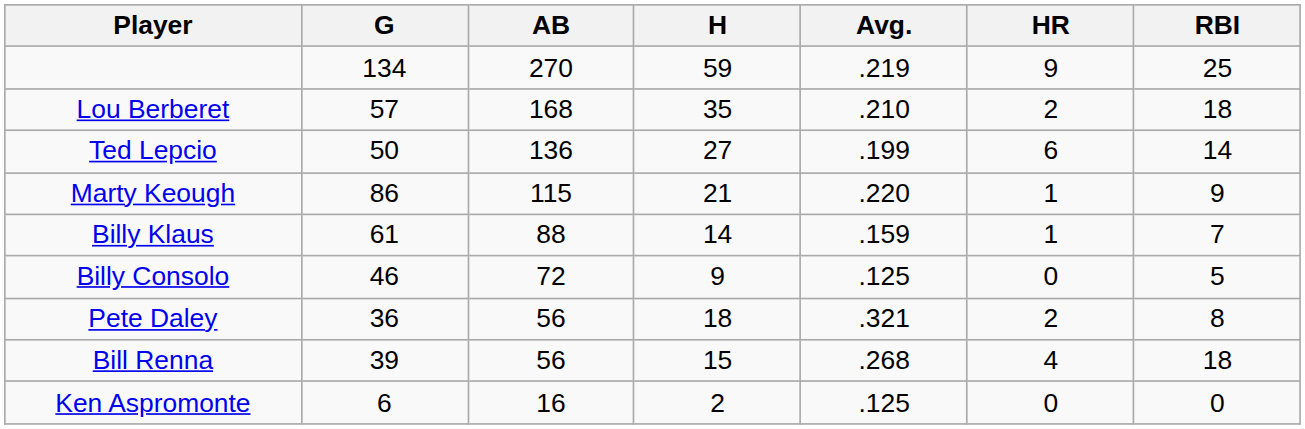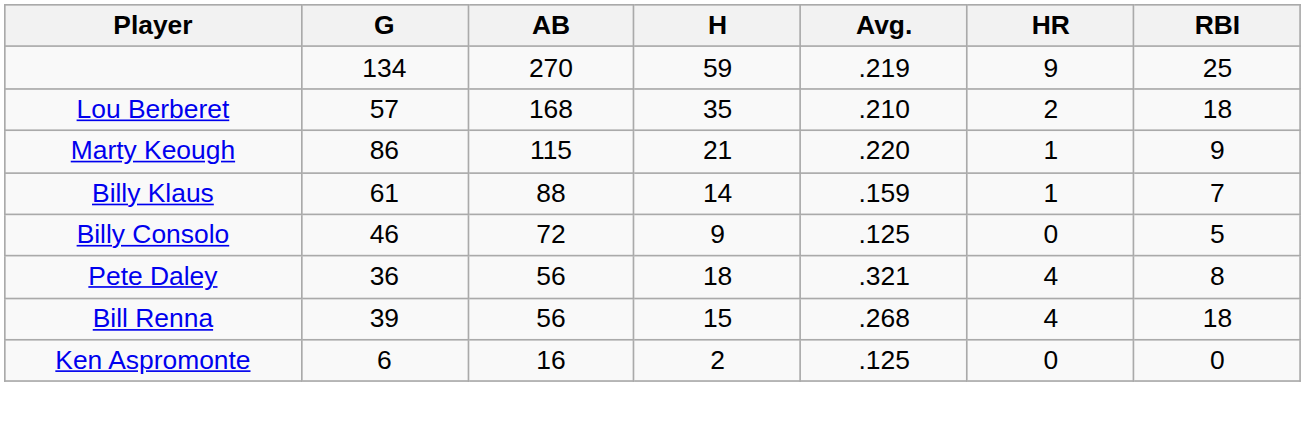- row: (153, 151)
(1051, 318) 2 -> (1051, 276) 4
